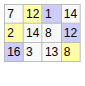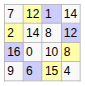(29, 52) 3 -> (29, 52) 0
(52, 52) 13 -> (52, 52) 10
+ row: (10, 71)
